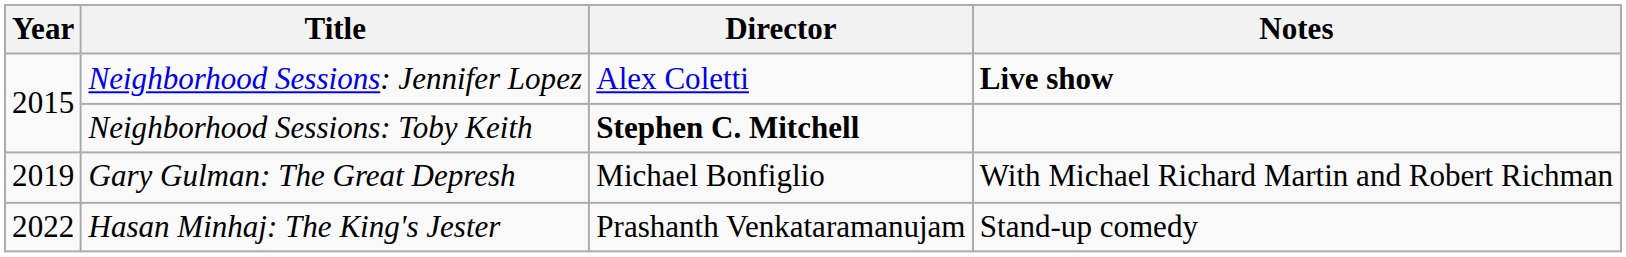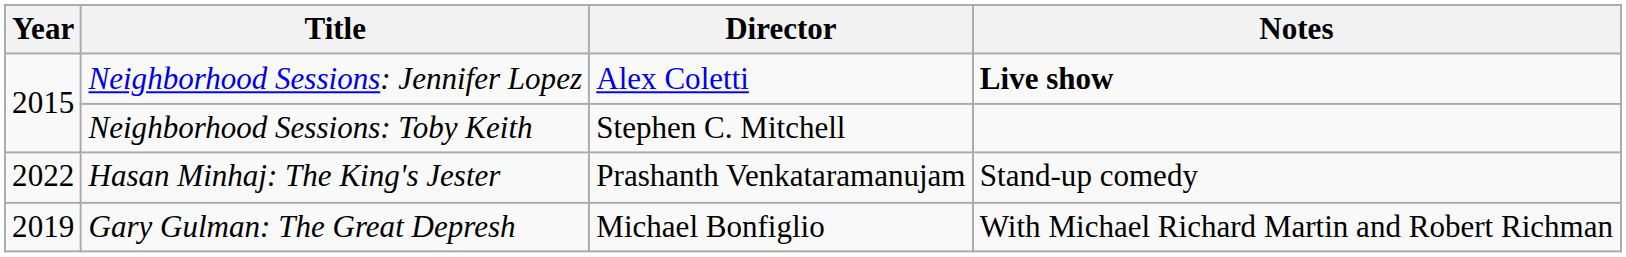(728, 127) bold -> (721, 127) normal
rows swapped: (302, 176) <-> (294, 226)
